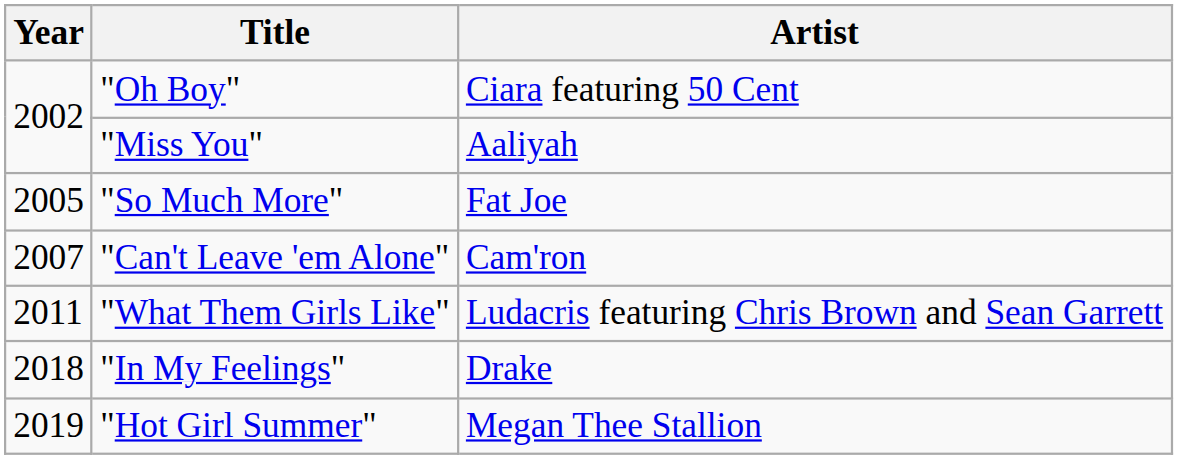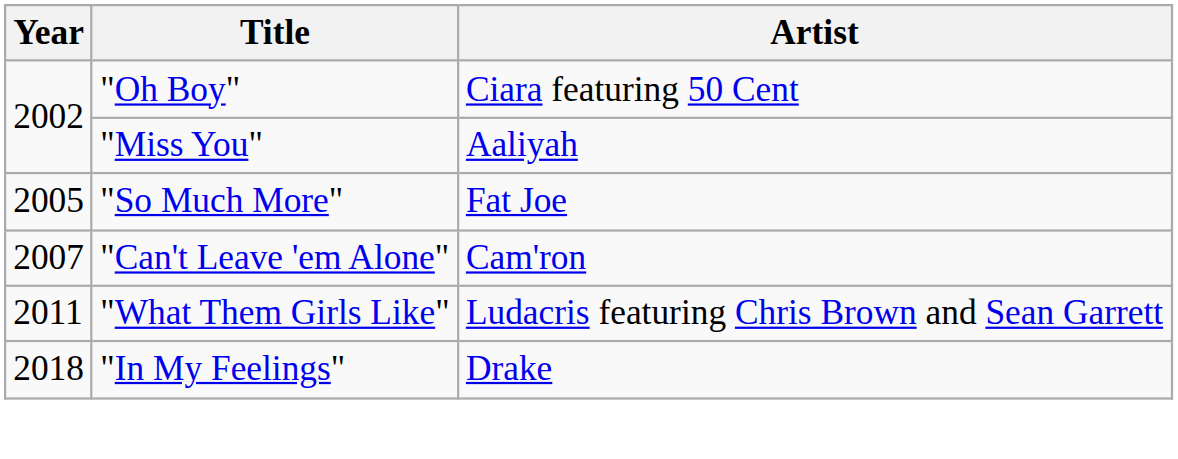- row: (238, 425)
